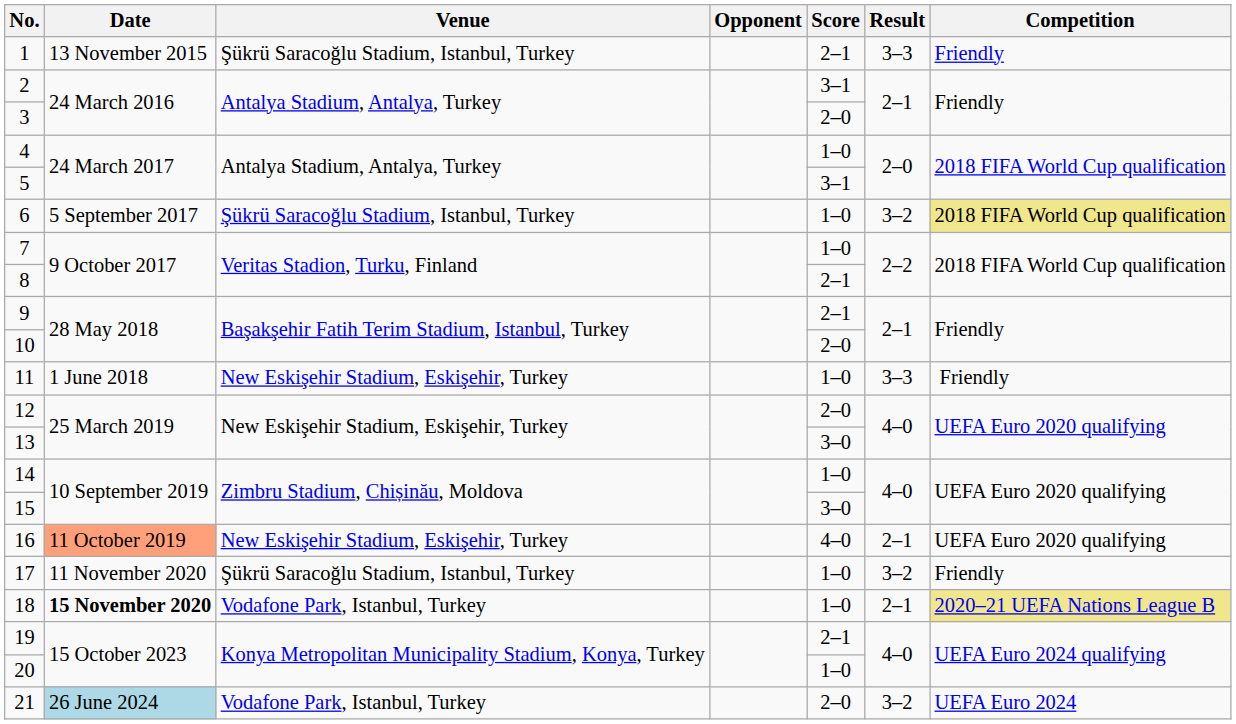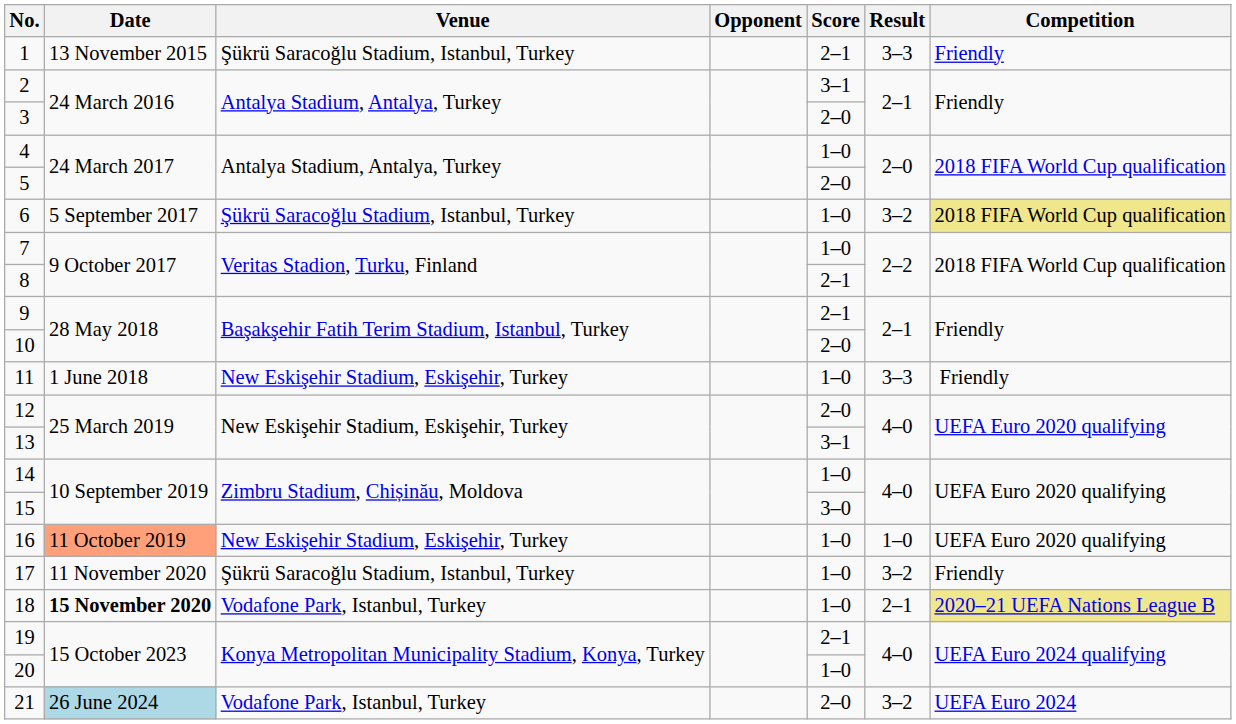(836, 183) 3–1 -> (836, 183) 2–0
(836, 442) 3–0 -> (836, 442) 3–1
(836, 540) 4–0 -> (836, 540) 1–0
(897, 540) 2–1 -> (897, 540) 1–0
